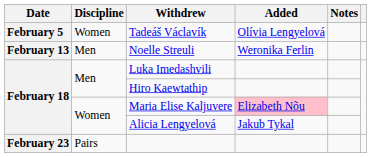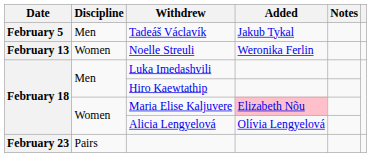(92, 32) Women -> (85, 32) Men
(281, 32) Olívia Lengyelová -> (266, 32) Jakub Tykal
(85, 50) Men -> (92, 50) Women
(266, 124) Jakub Tykal -> (281, 124) Olívia Lengyelová
